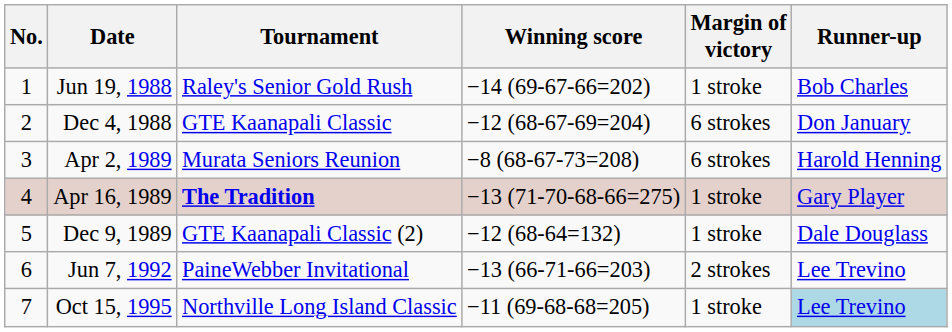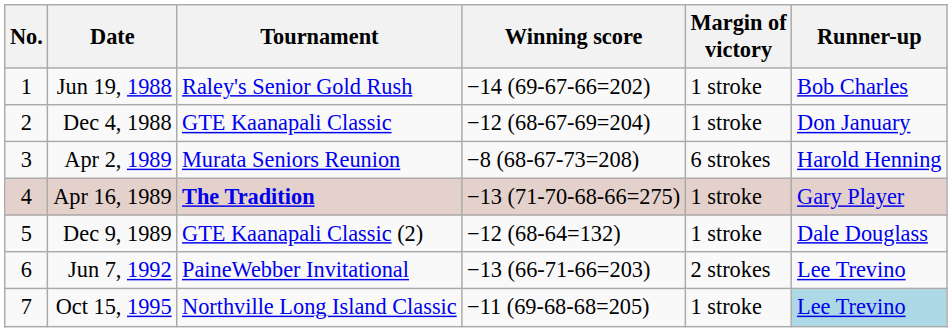(731, 123) 6 strokes -> (726, 123) 1 stroke
